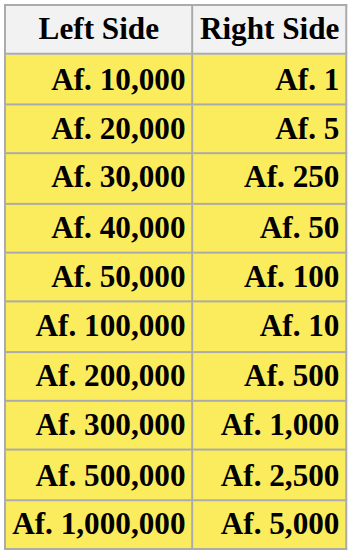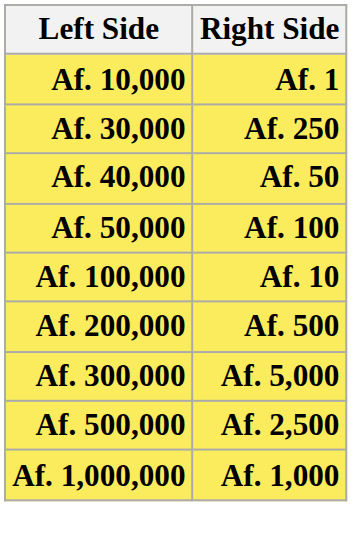- row: (118, 128)
(280, 425) Af. 1,000 -> (280, 375) Af. 5,000
(280, 524) Af. 5,000 -> (280, 474) Af. 1,000
